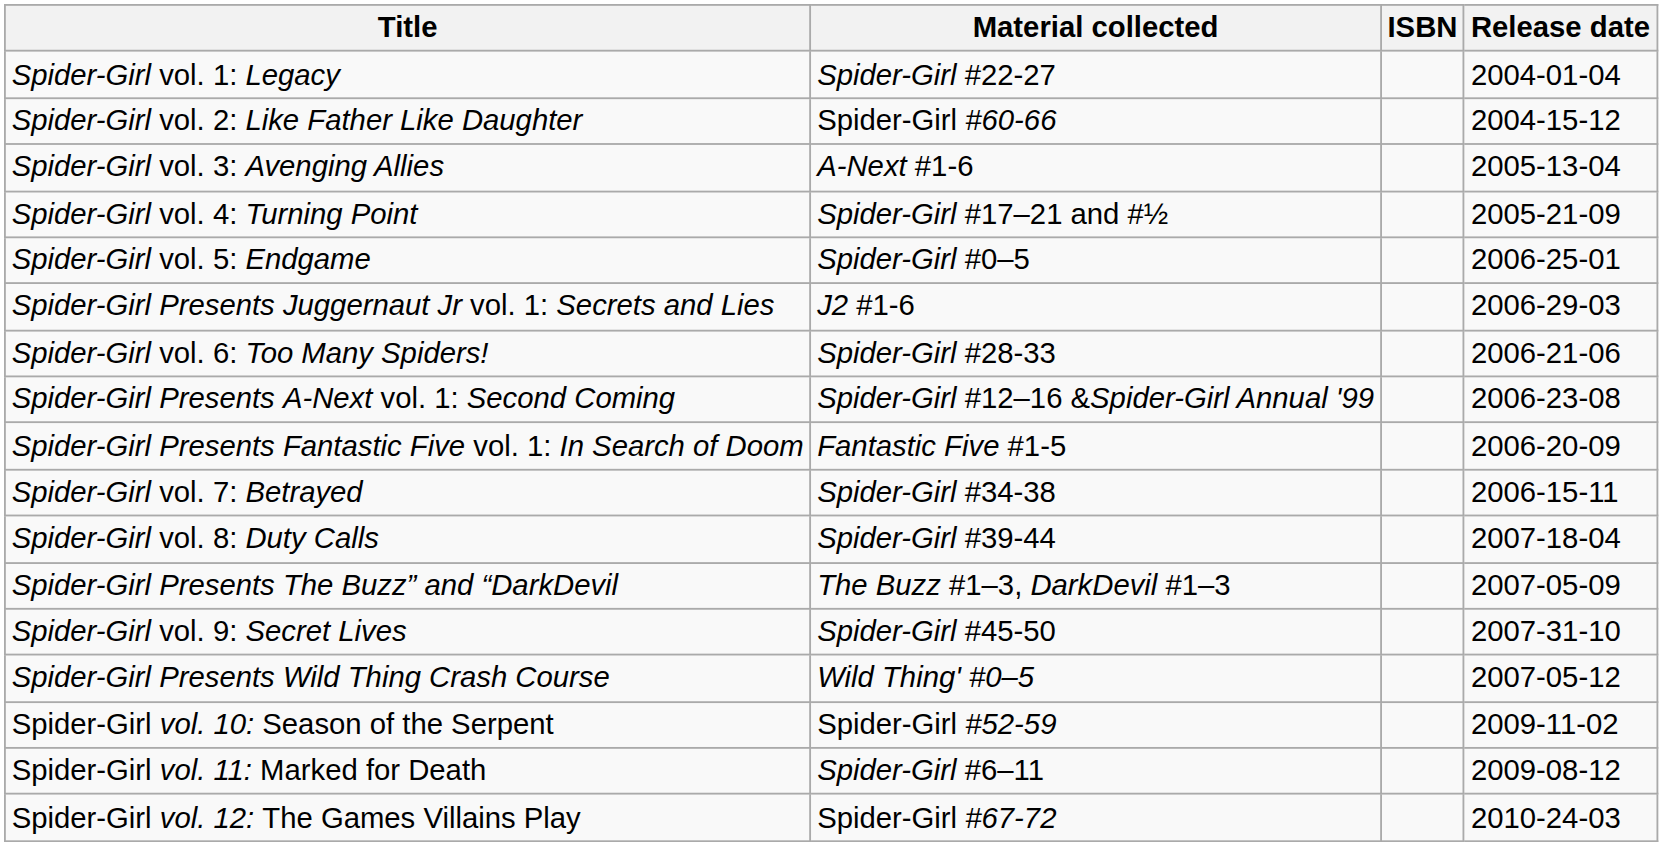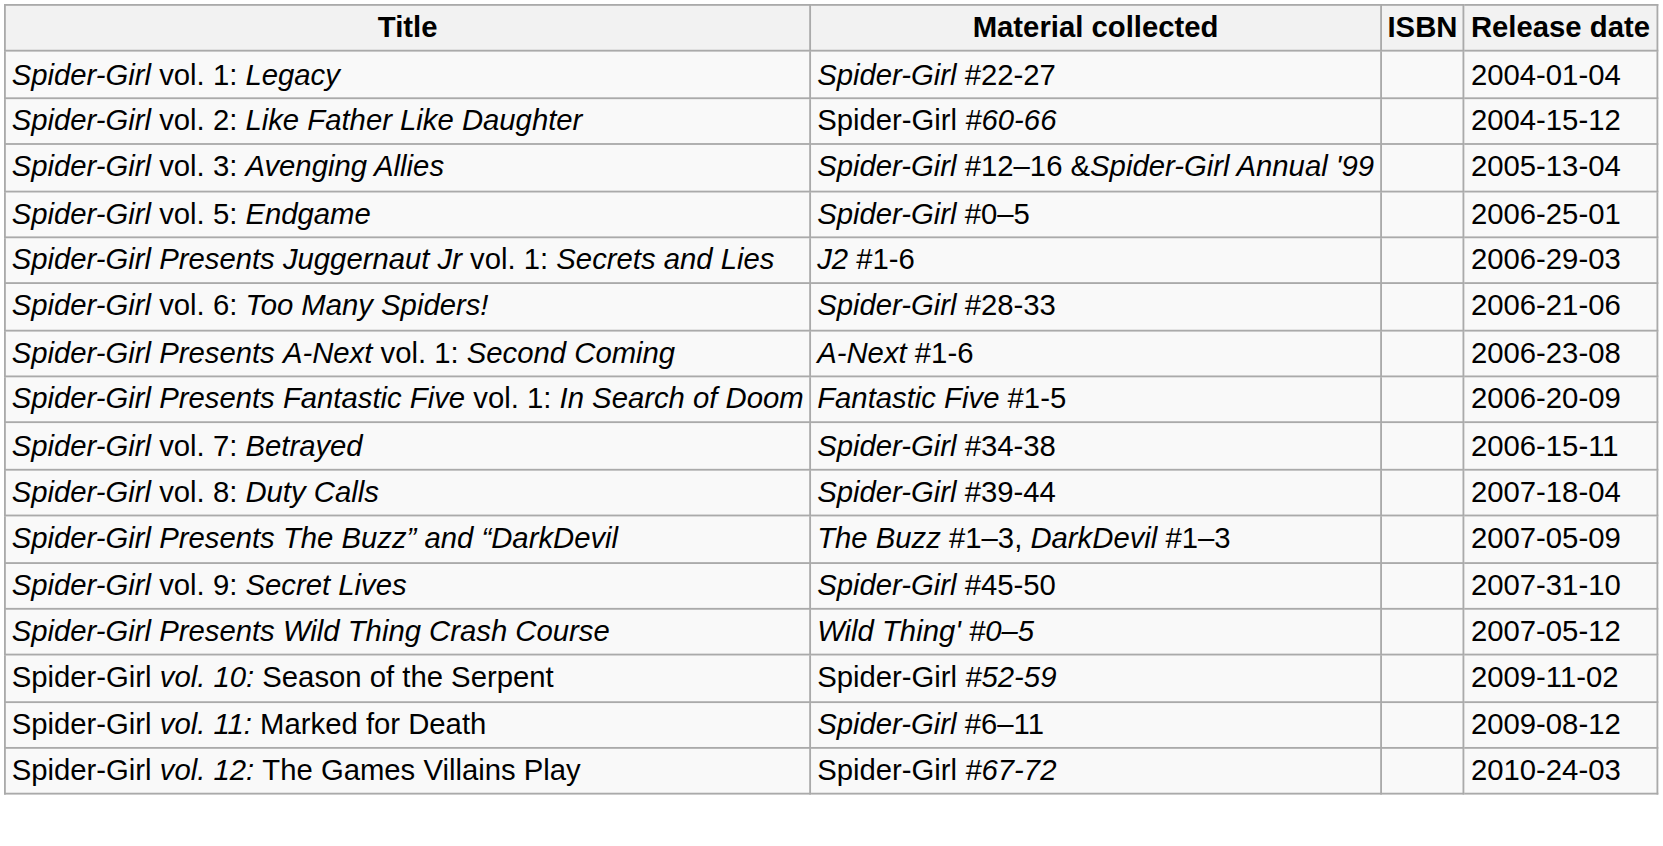(895, 167) A-Next #1-6 -> (1096, 167) Spider-Girl #12–16 &Spider-Girl Annual '99
- row: (215, 213)
(1096, 399) Spider-Girl #12–16 &Spider-Girl Annual '99 -> (895, 352) A-Next #1-6
